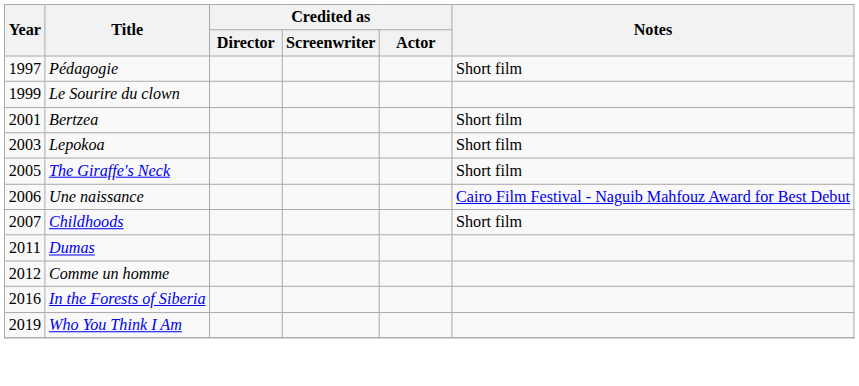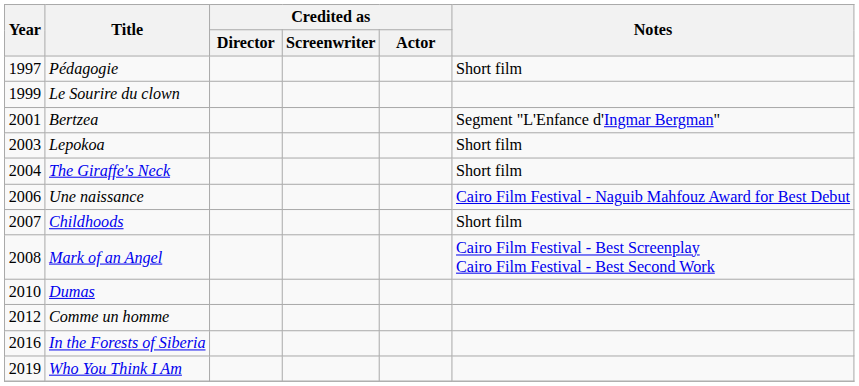(489, 119) Short film -> (588, 119) Segment "L'Enfance d'Ingmar Bergman"
(25, 171) 2005 -> (25, 171) 2004
+ row: (106, 257)
(25, 247) 2011 -> (25, 291) 2010
